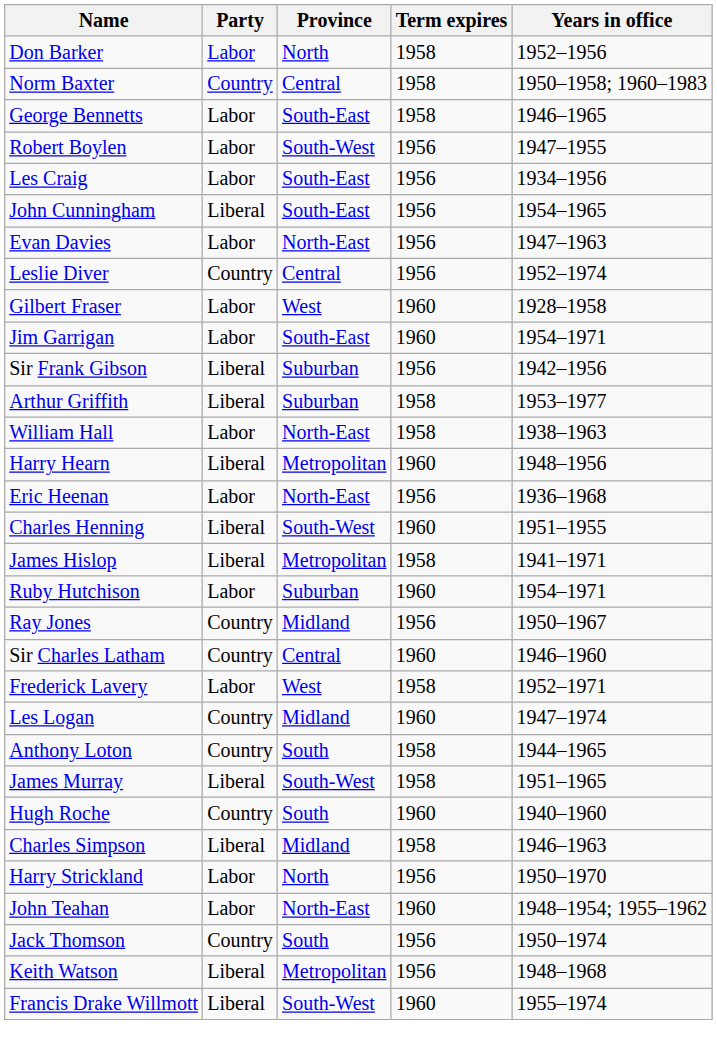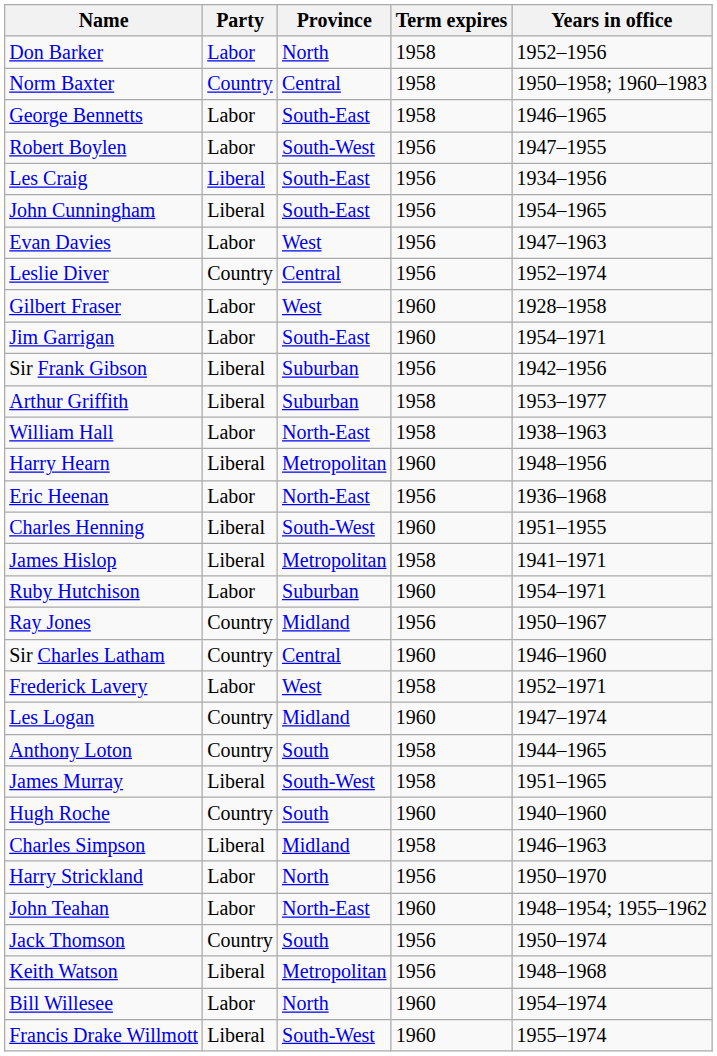(231, 178) Labor -> (236, 178) Liberal
(326, 242) North-East -> (302, 242) West
+ row: (61, 1003)
